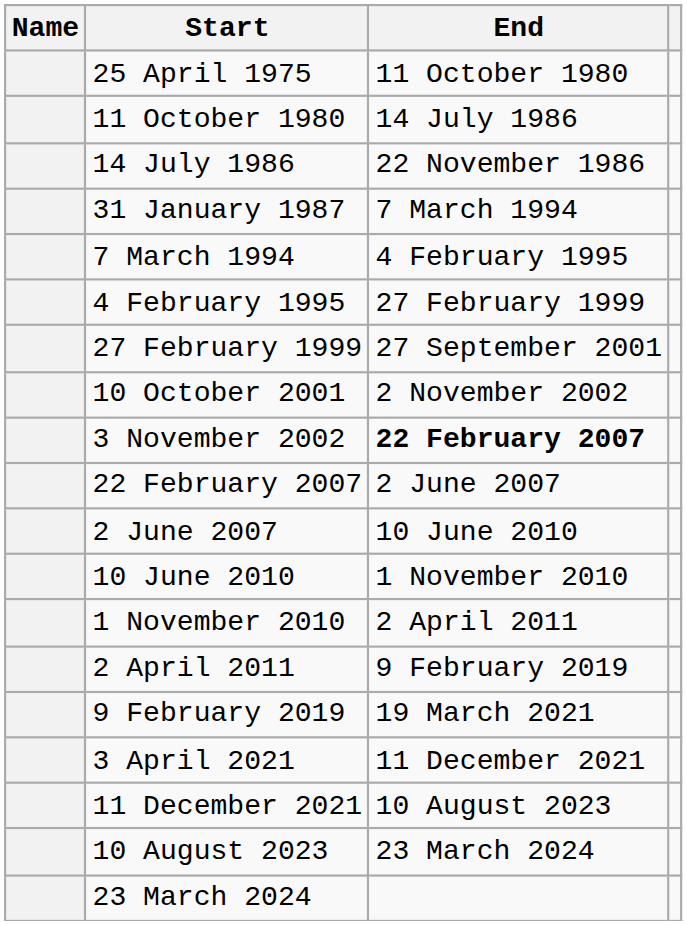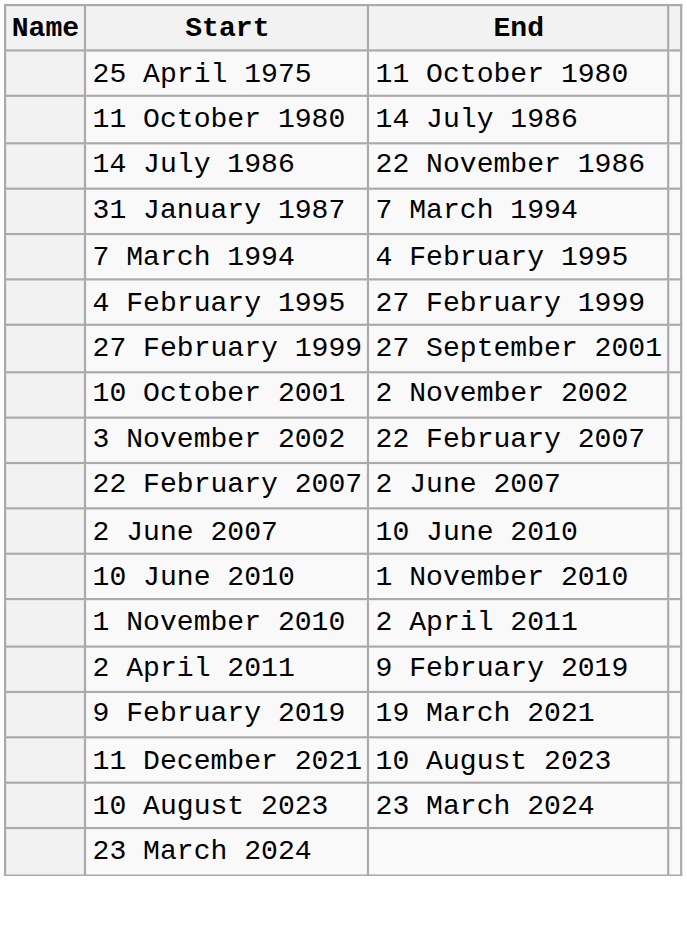(510, 440) bold -> (510, 440) normal
- row: (194, 760)
